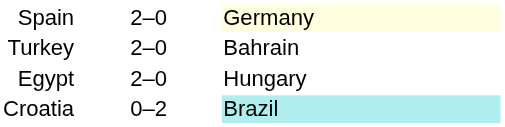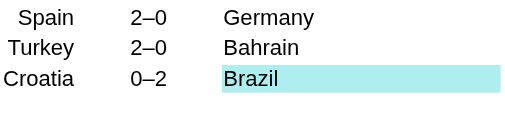(269, 17) lightyellow background -> (269, 17) no background
- row: (46, 78)
